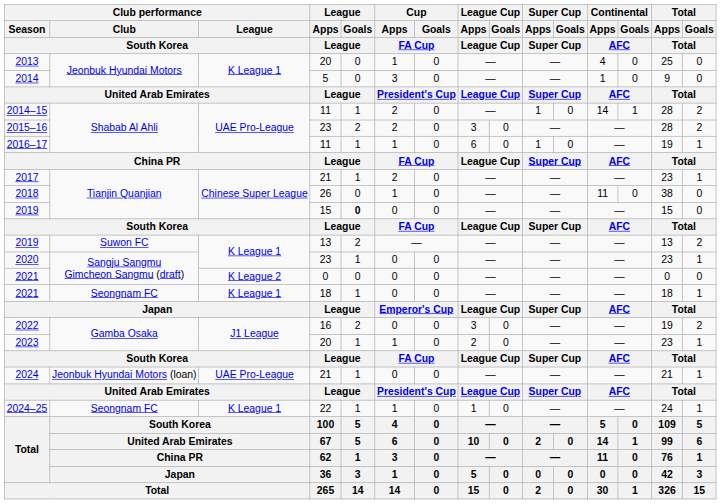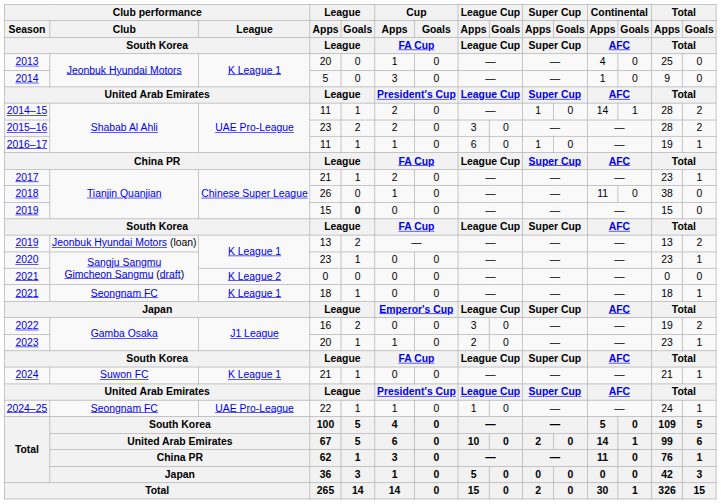(124, 243) Suwon FC -> (124, 243) Jeonbuk Hyundai Motors (loan)
(124, 375) Jeonbuk Hyundai Motors (loan) -> (124, 375) Suwon FC
(255, 375) UAE Pro-League -> (255, 375) K League 1
(255, 408) K League 1 -> (255, 408) UAE Pro-League
